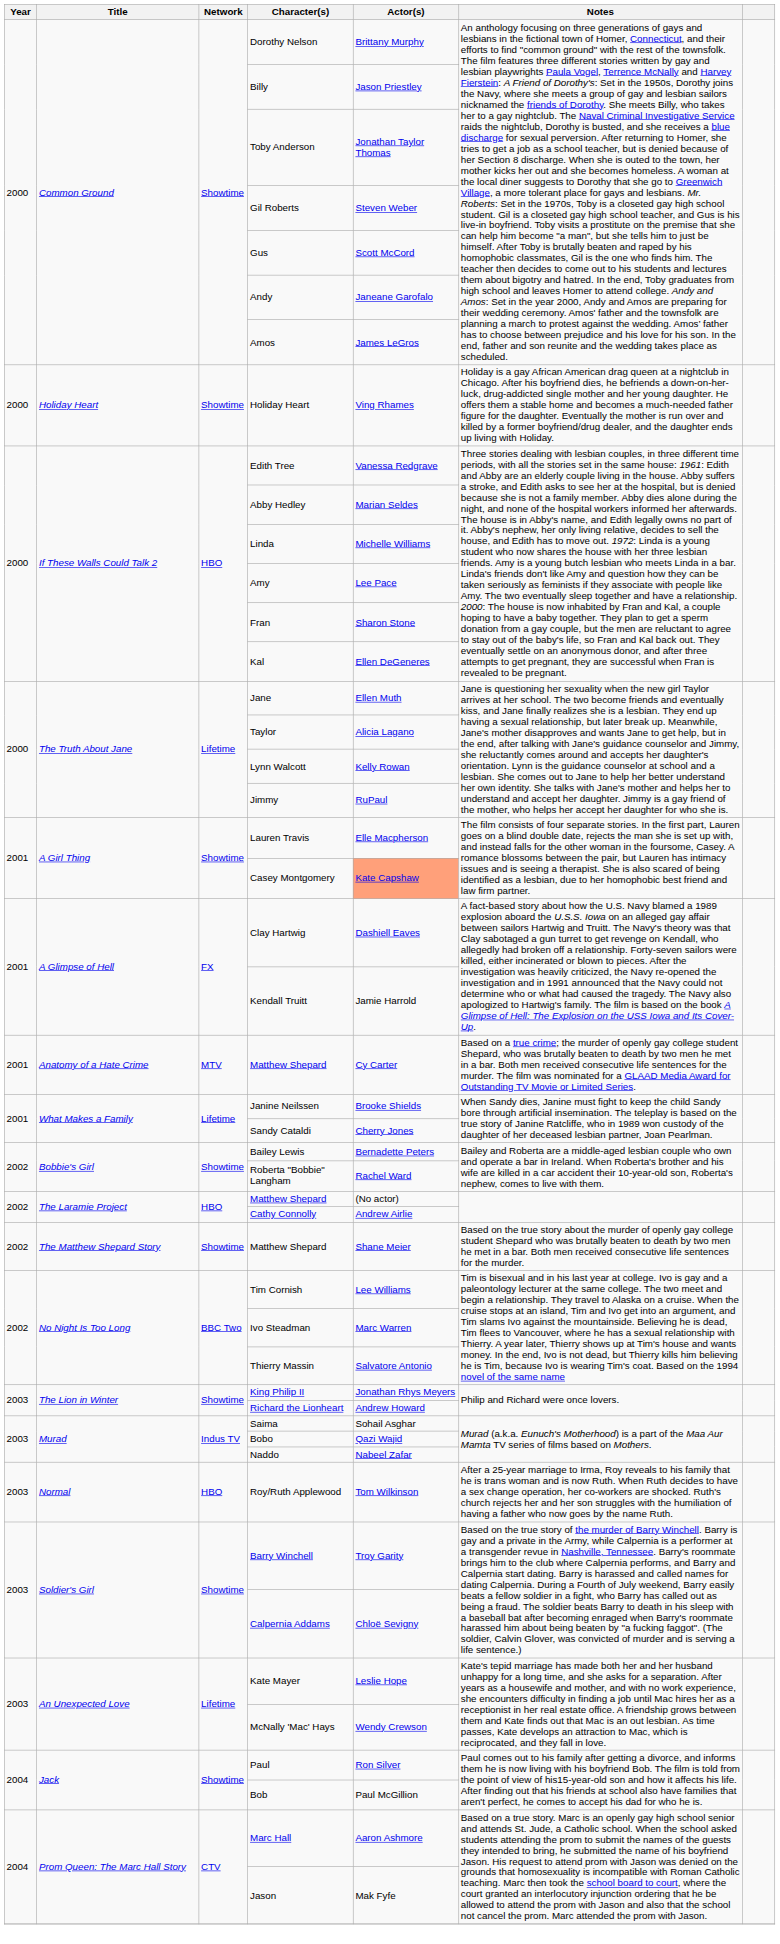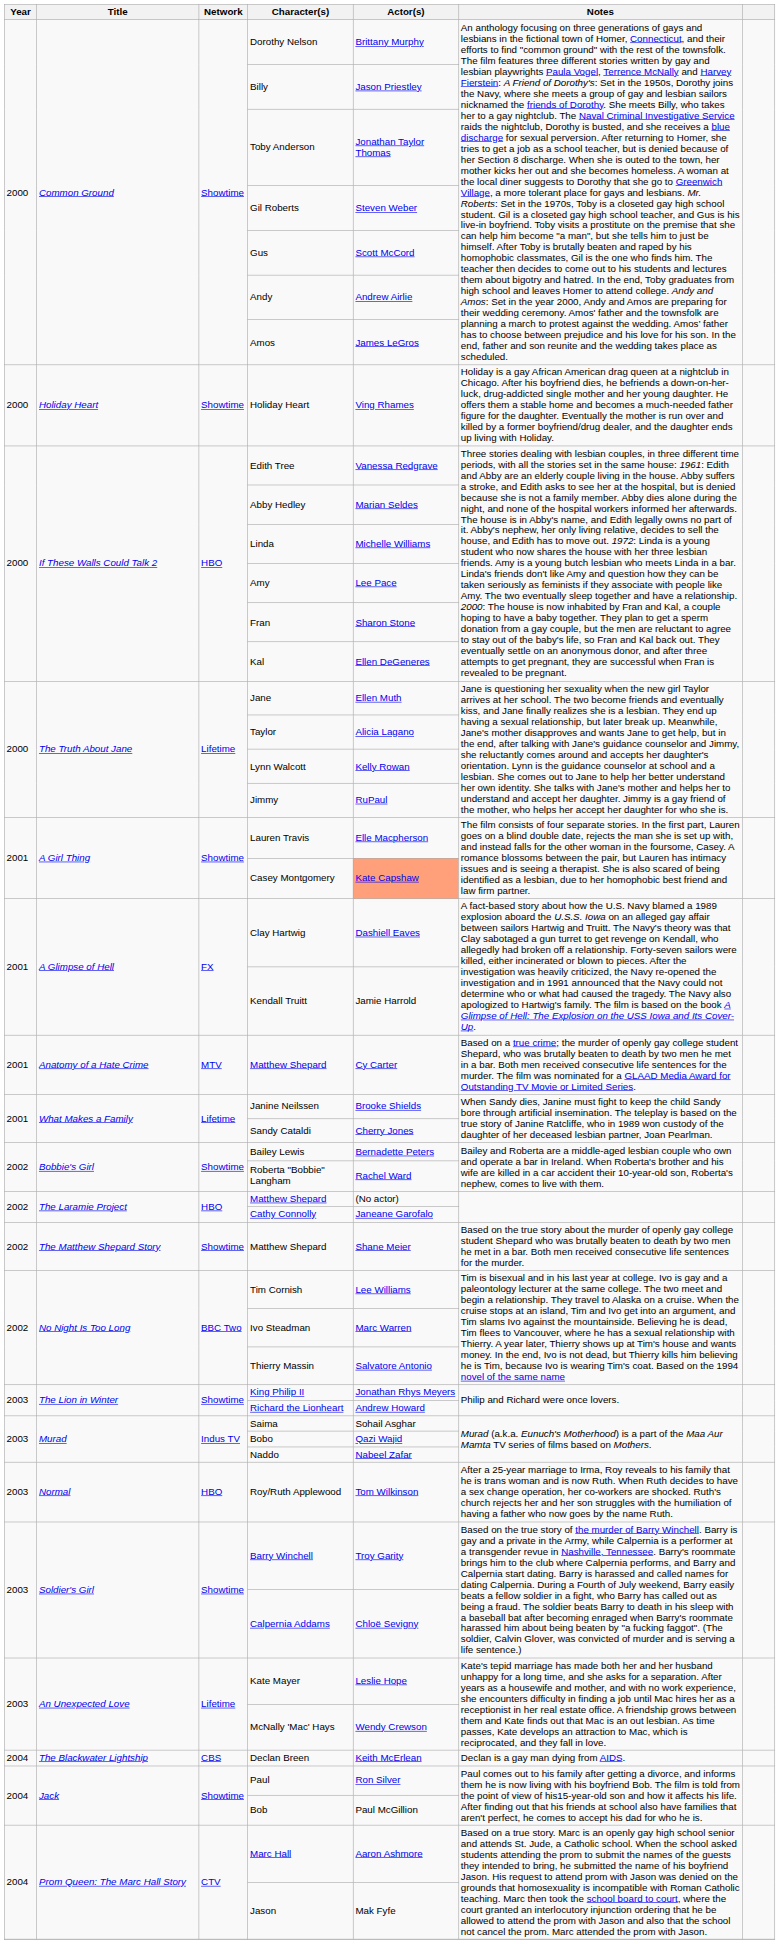(394, 297) Janeane Garofalo -> (384, 297) Andrew Airlie
(384, 1214) Andrew Airlie -> (394, 1214) Janeane Garofalo
+ row: (93, 1758)
